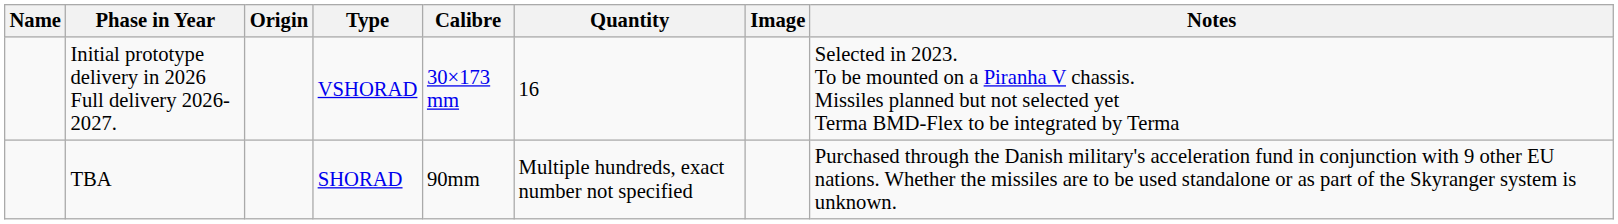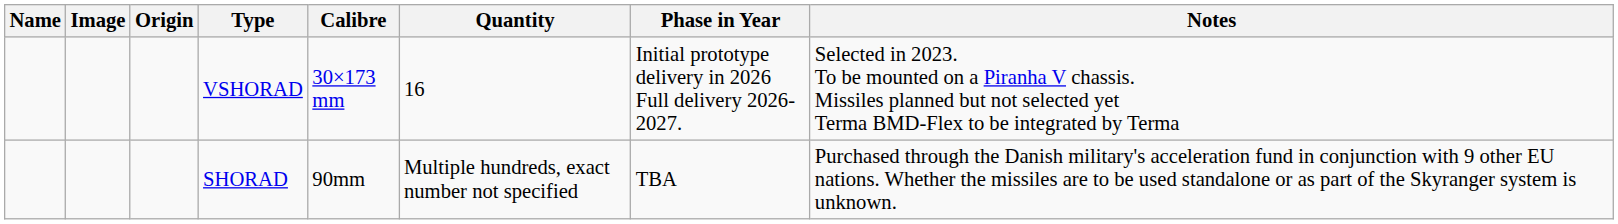columns swapped: (778, 20) <-> (155, 20)
